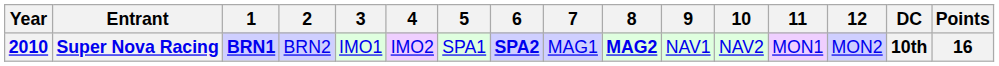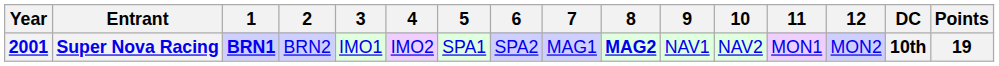(28, 47) 2010 -> (28, 47) 2001
(517, 47) bold -> (516, 47) normal
(963, 47) 16 -> (962, 47) 19
